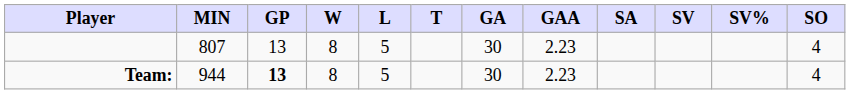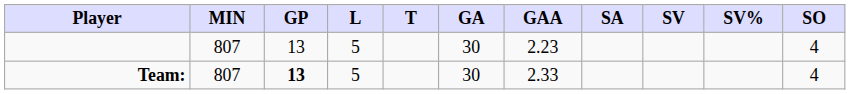- column: (333, 18)
(212, 74) 944 -> (227, 74) 807
(560, 74) 2.23 -> (543, 74) 2.33
